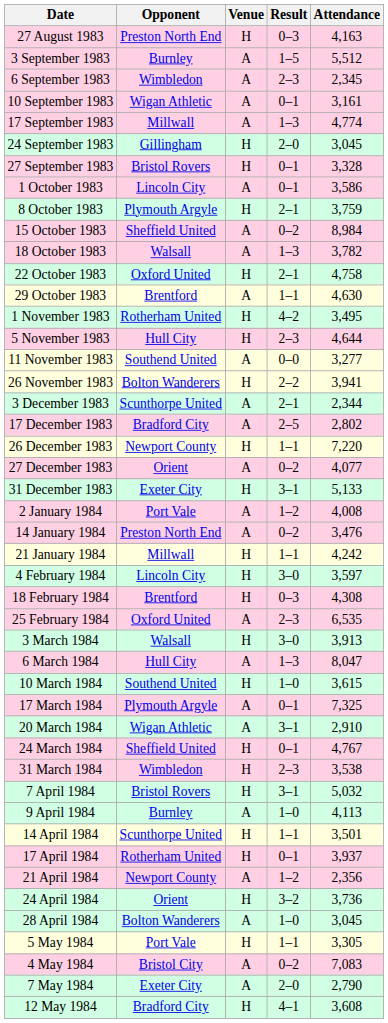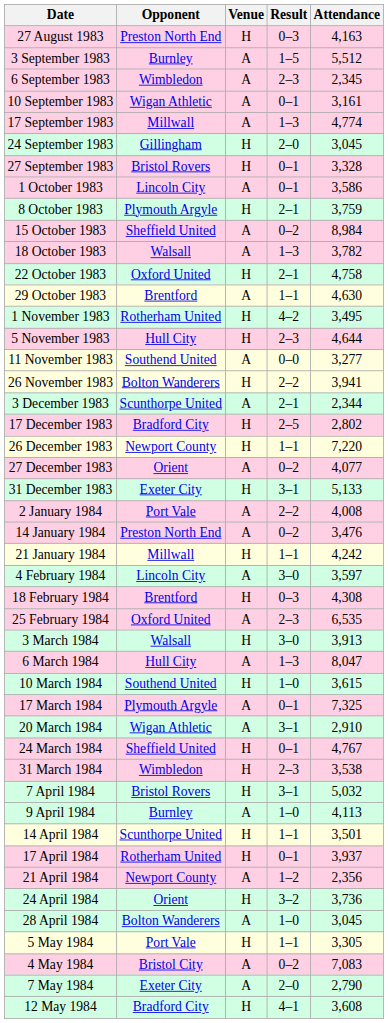(246, 425) A -> (246, 425) H
(289, 511) 1–2 -> (289, 511) 2–2
(246, 576) H -> (246, 576) A
